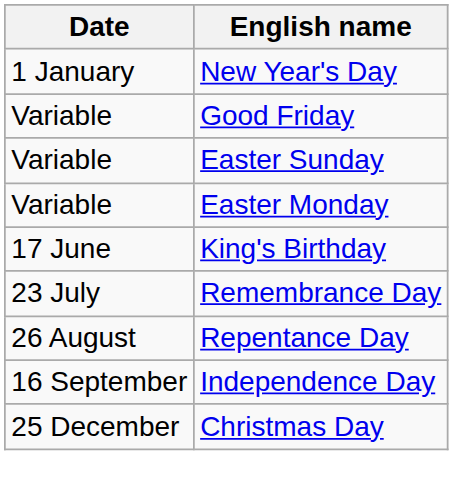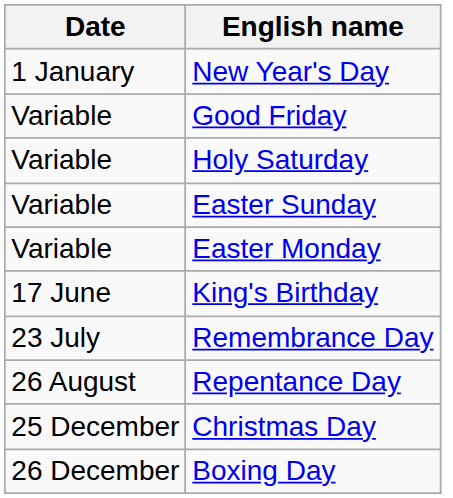+ row: (280, 159)
- row: (318, 381)
+ row: (264, 470)
